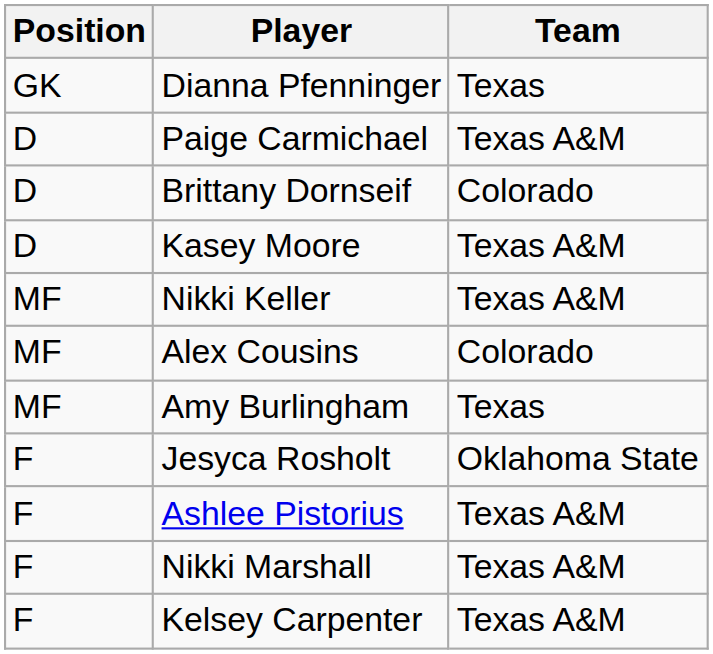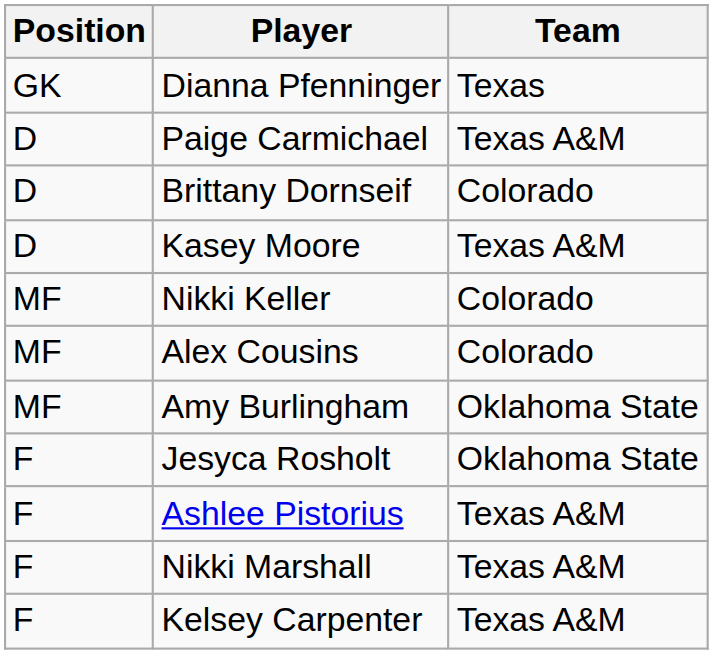(541, 298) Texas A&M -> (525, 298) Colorado
(501, 406) Texas -> (578, 406) Oklahoma State
